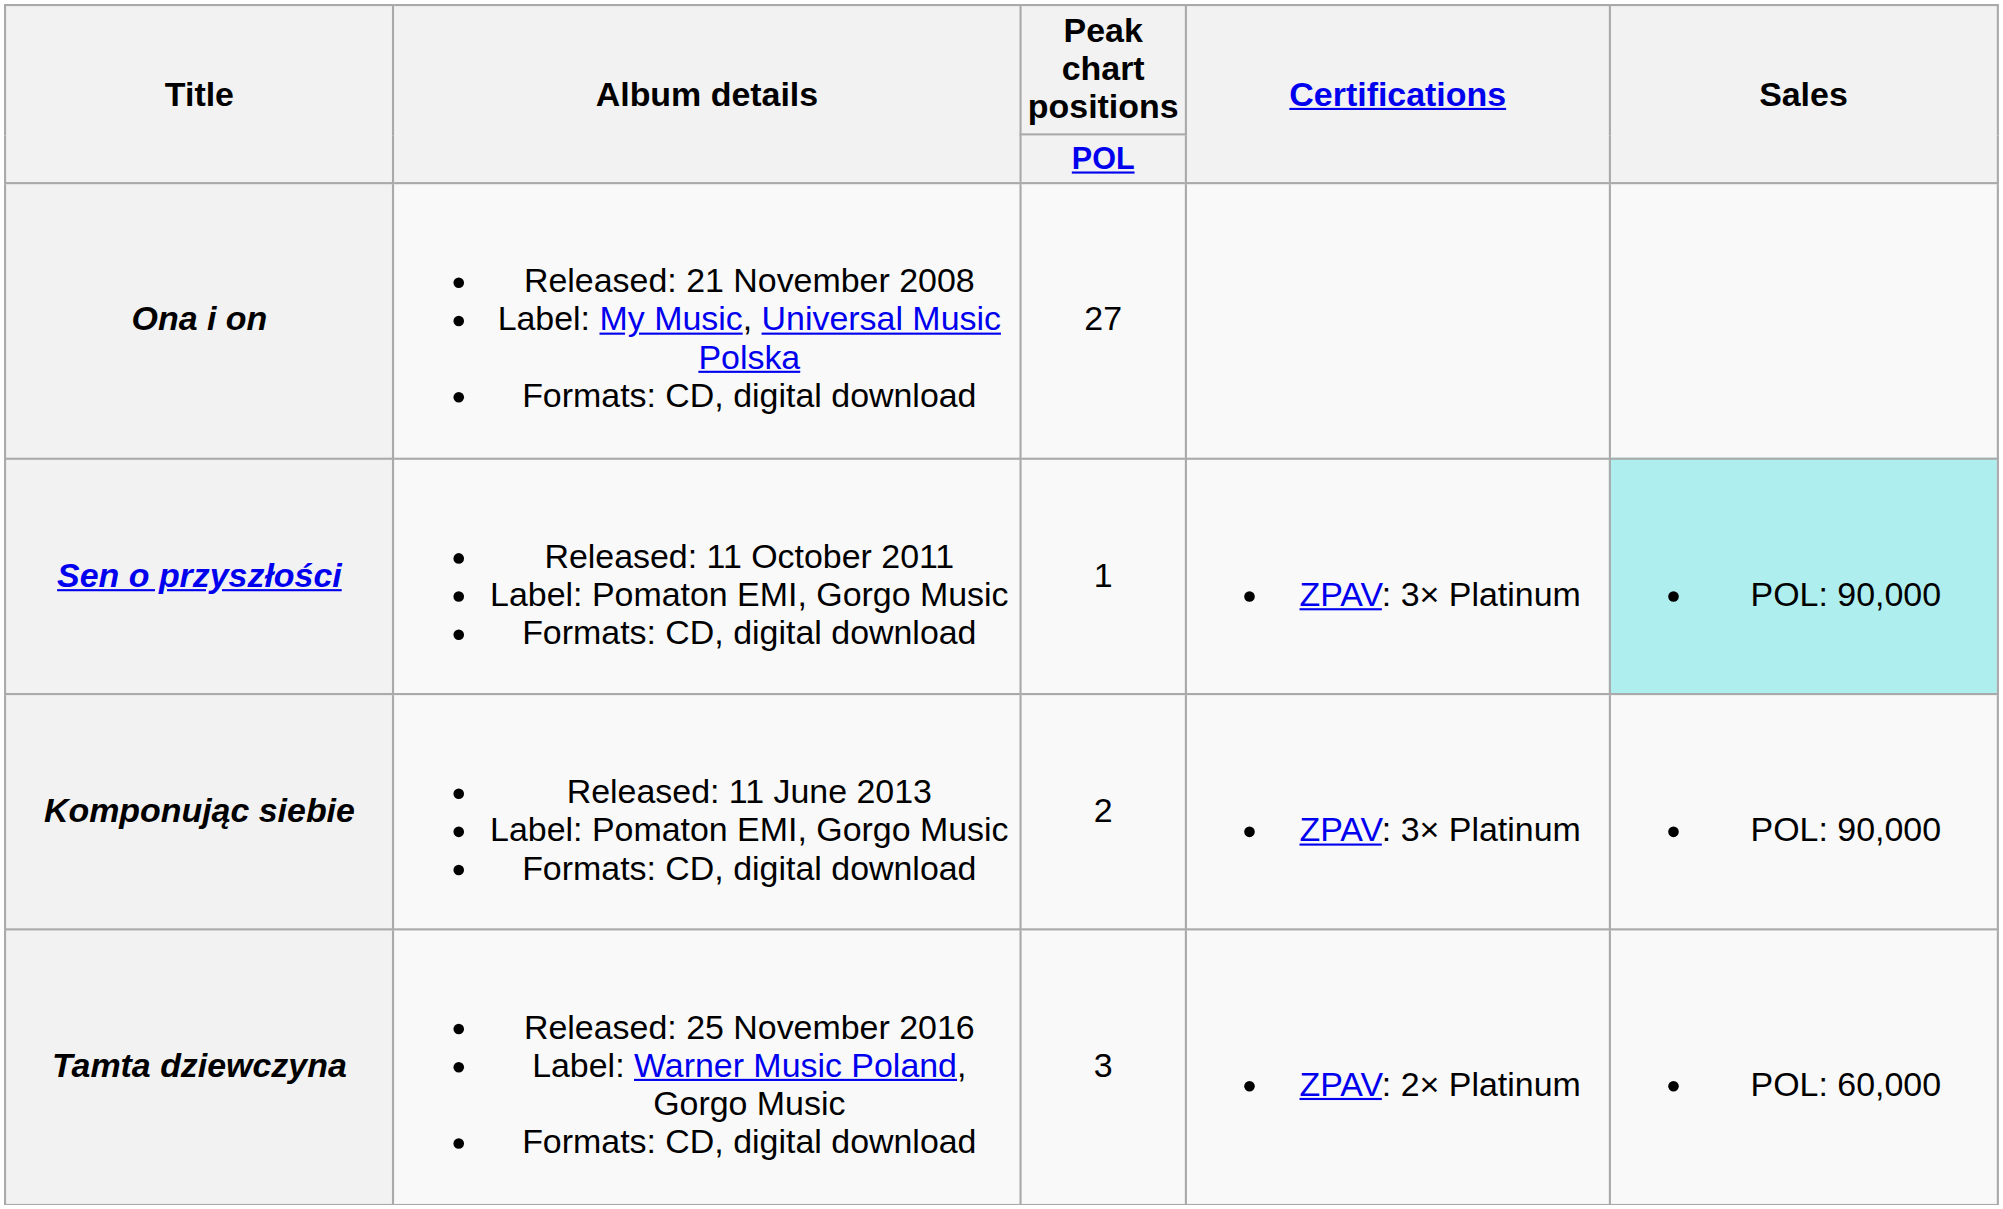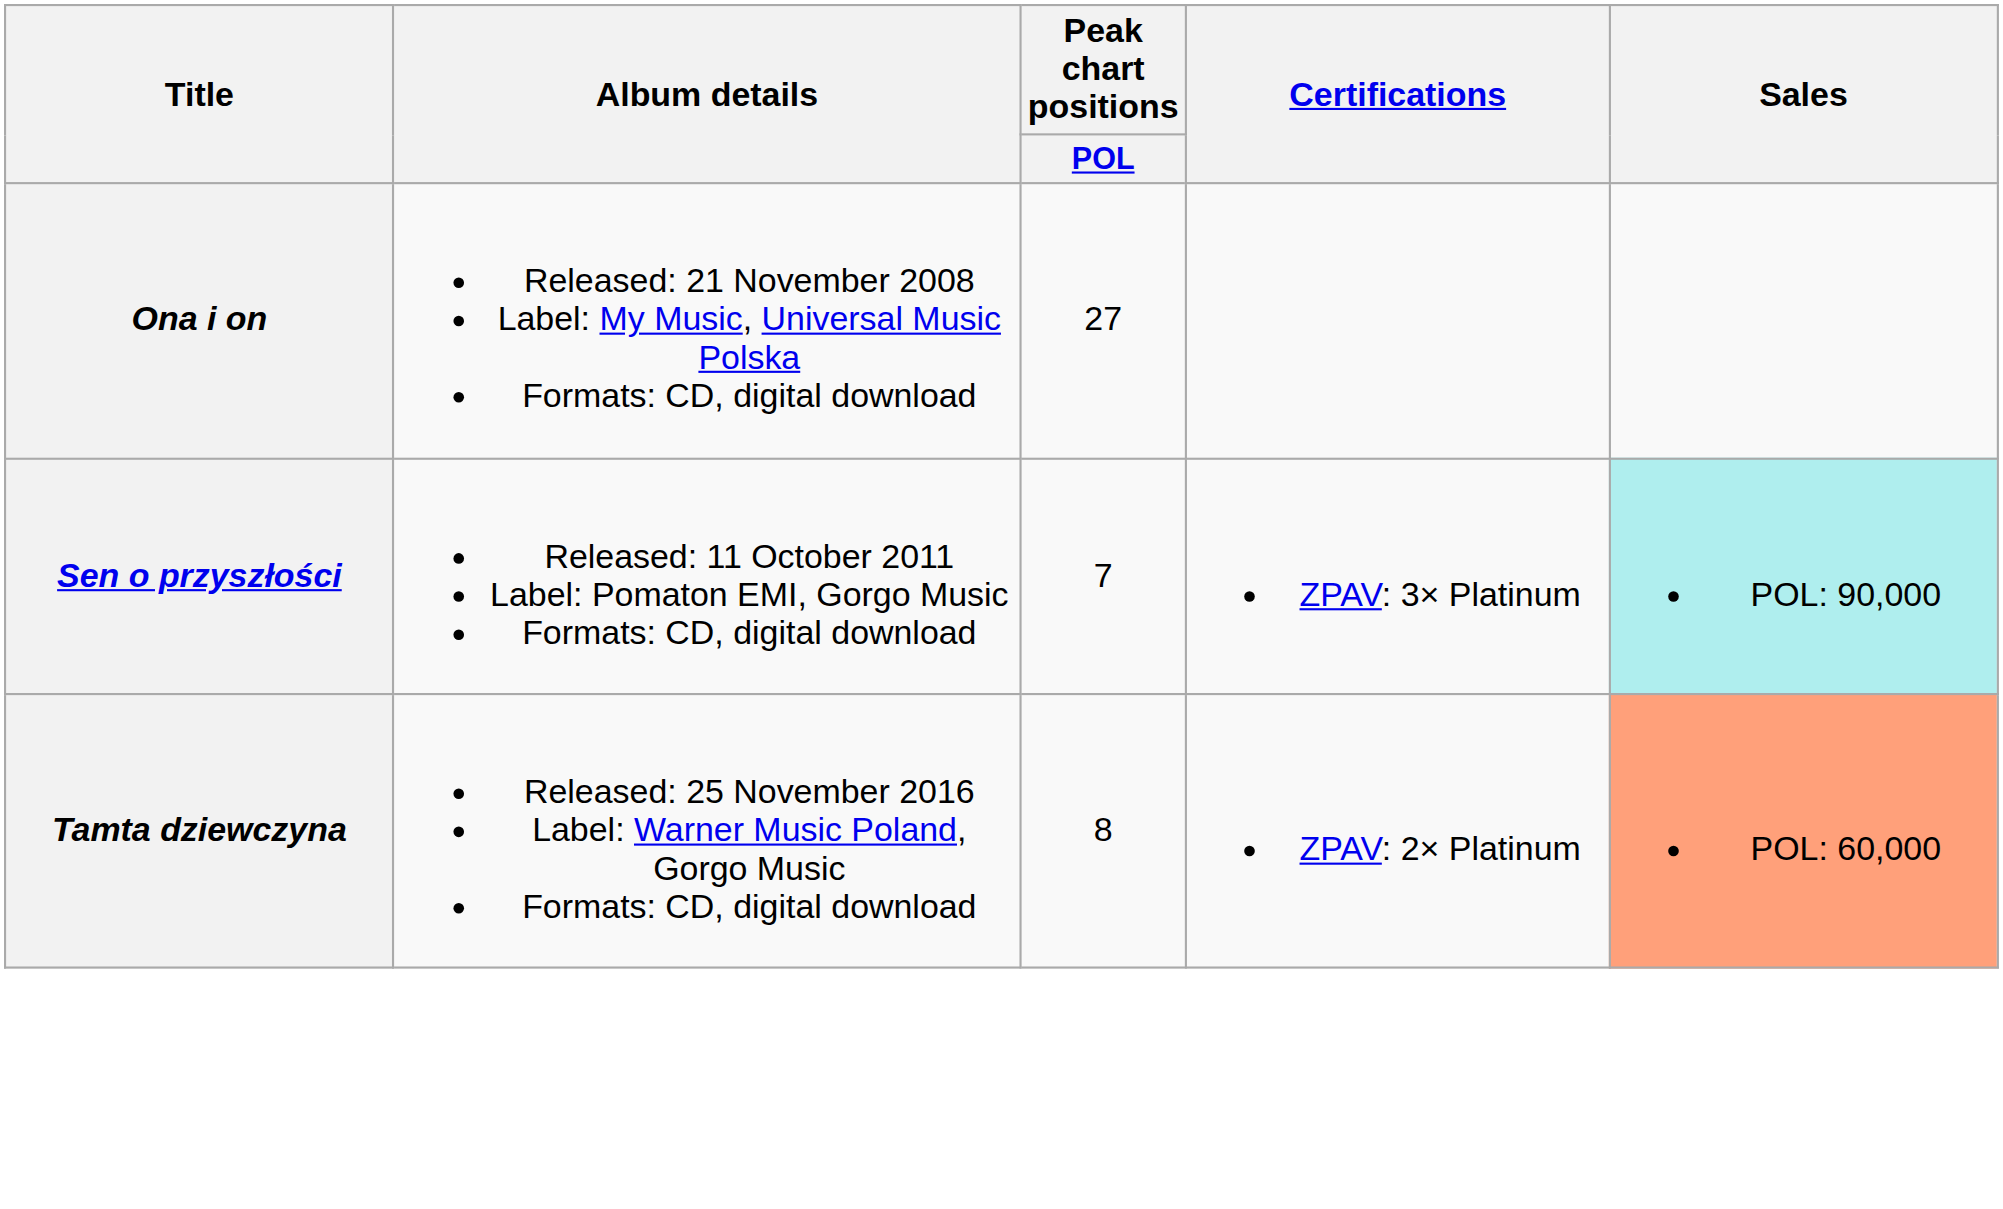(1103, 575) 1 -> (1103, 575) 7
- row: (199, 811)
(1103, 1066) 3 -> (1103, 830) 8
(1803, 1086) no background -> (1803, 850) lightsalmon background
